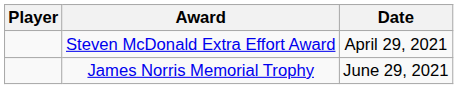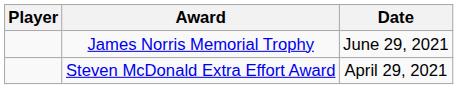rows swapped: (201, 44) <-> (201, 70)
